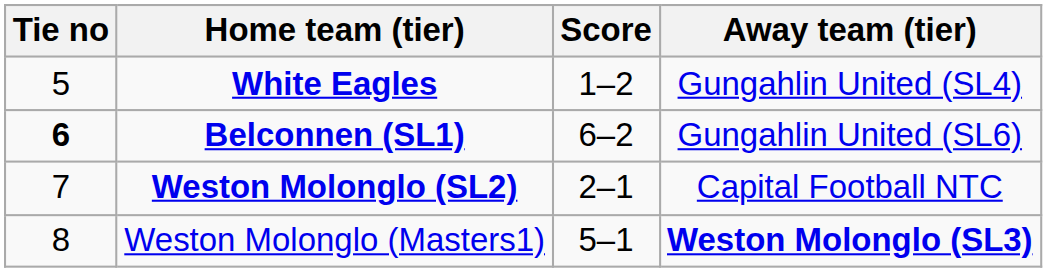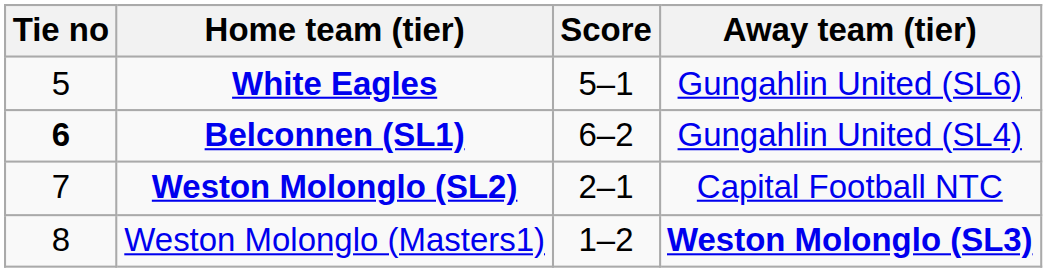(606, 82) 1–2 -> (606, 82) 5–1
(850, 82) Gungahlin United (SL4) -> (850, 82) Gungahlin United (SL6)
(850, 135) Gungahlin United (SL6) -> (850, 135) Gungahlin United (SL4)
(606, 239) 5–1 -> (606, 239) 1–2
